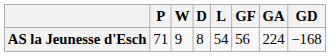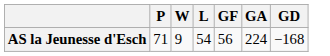- column: (202, 16)
